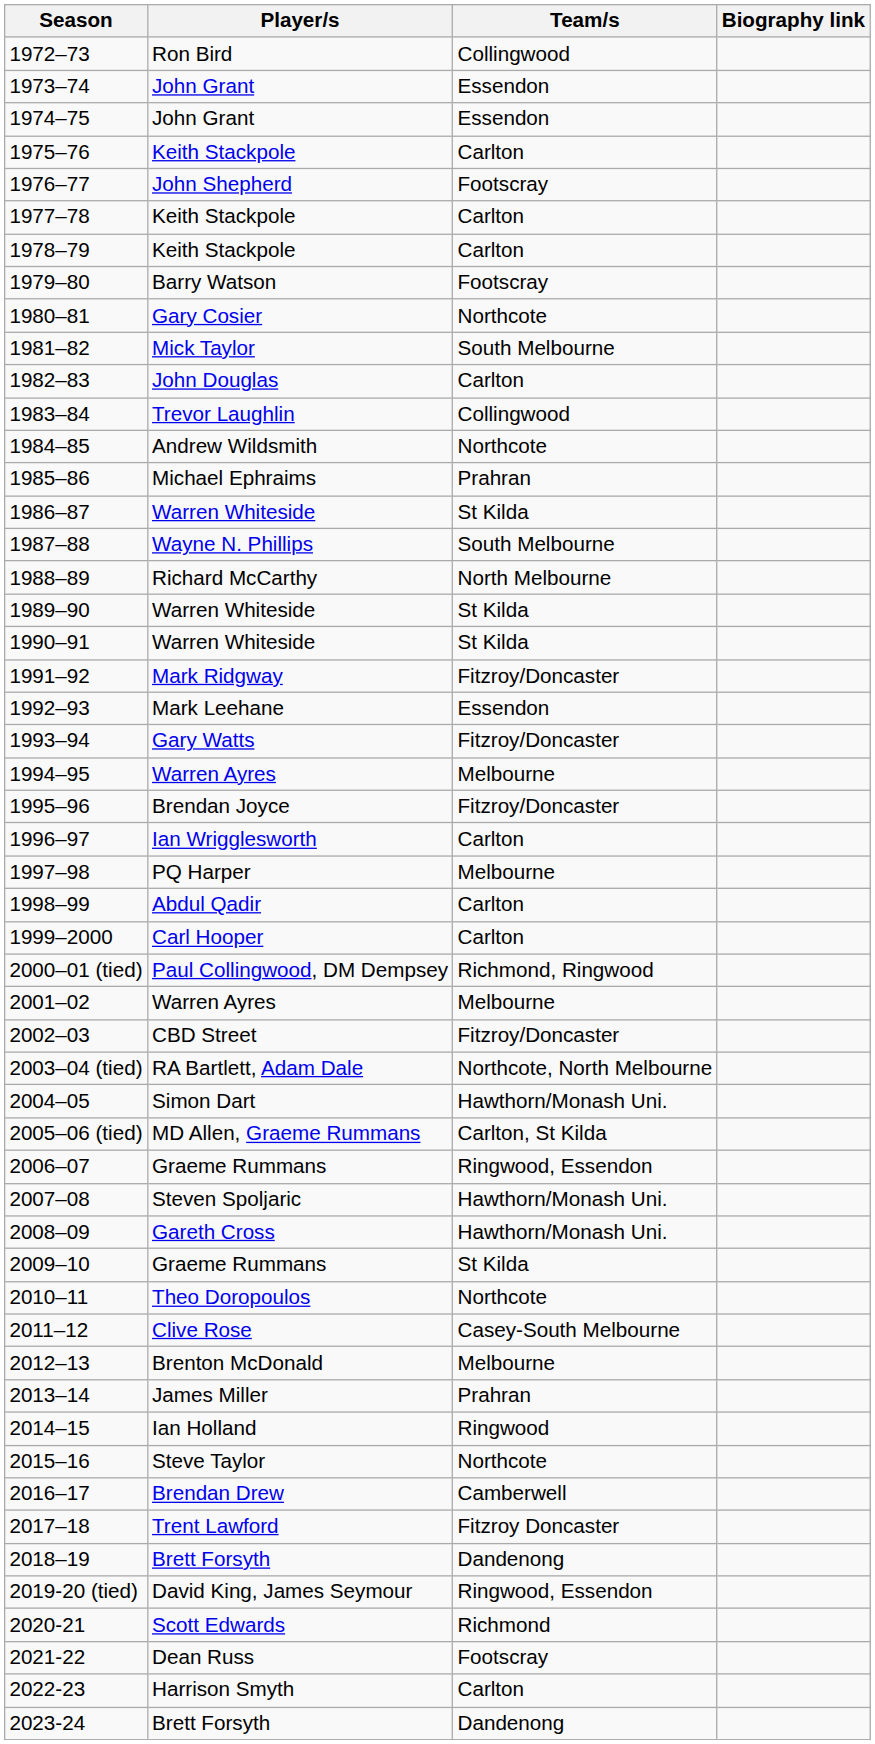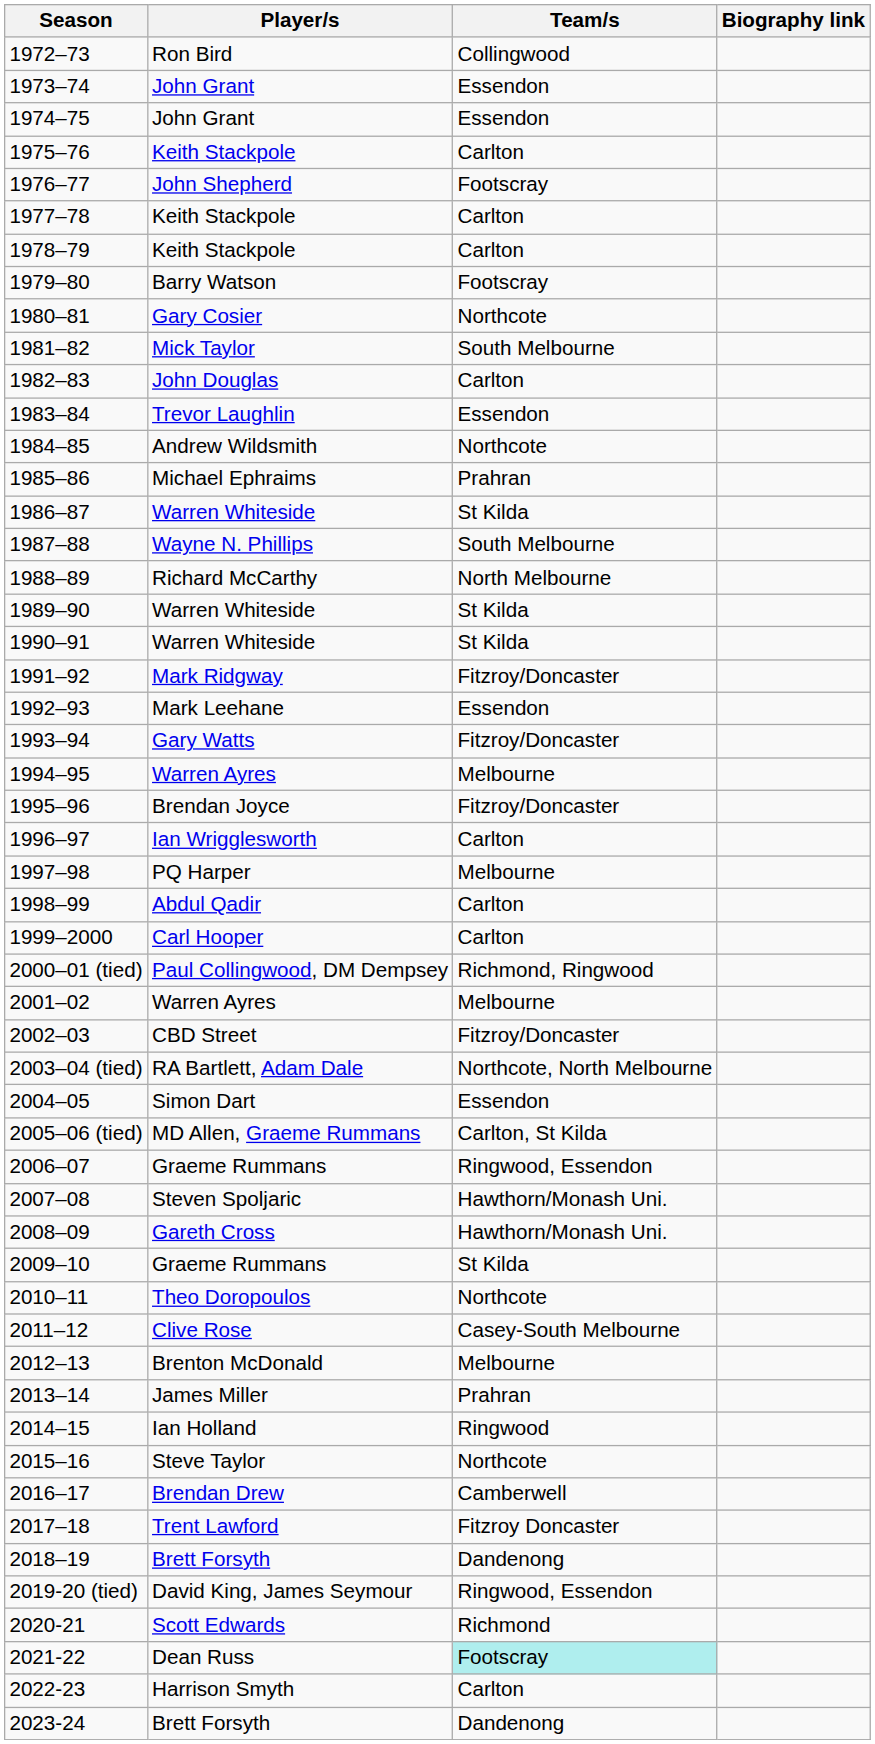(514, 413) Collingwood -> (503, 413) Essendon
(562, 1101) Hawthorn/Monash Uni. -> (503, 1101) Essendon
(503, 1657) no background -> (503, 1657) paleturquoise background
